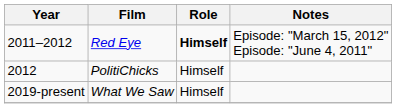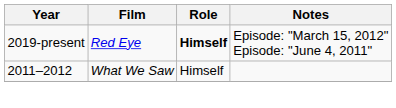(40, 43) 2011–2012 -> (46, 43) 2019-present
- row: (125, 71)
(46, 92) 2019-present -> (40, 71) 2011–2012
